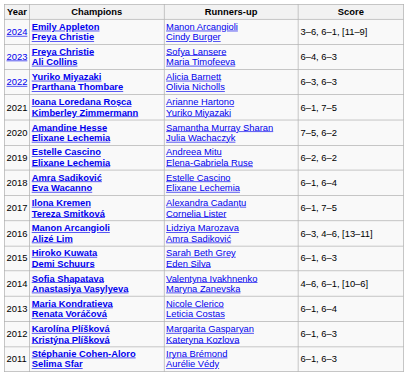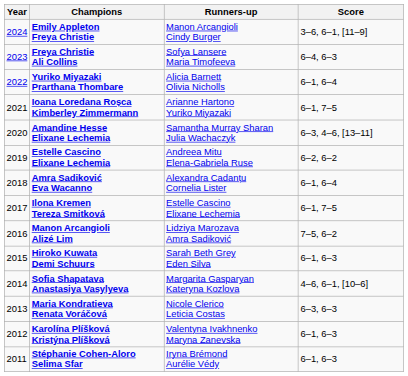(319, 82) 6–3, 6–3 -> (319, 82) 6–1, 6–4
(319, 133) 7–5, 6–2 -> (337, 133) 6–3, 4–6, [13–11]
(203, 183) Estelle Cascino Elixane Lechemia -> (206, 183) Alexandra Cadanțu Cornelia Lister
(206, 208) Alexandra Cadanțu Cornelia Lister -> (203, 208) Estelle Cascino Elixane Lechemia
(337, 234) 6–3, 4–6, [13–11] -> (319, 234) 7–5, 6–2
(212, 284) Valentyna Ivakhnenko Maryna Zanevska -> (210, 284) Margarita Gasparyan Kateryna Kozlova
(319, 309) 6–1, 6–4 -> (319, 309) 6–3, 6–3
(210, 334) Margarita Gasparyan Kateryna Kozlova -> (212, 334) Valentyna Ivakhnenko Maryna Zanevska
